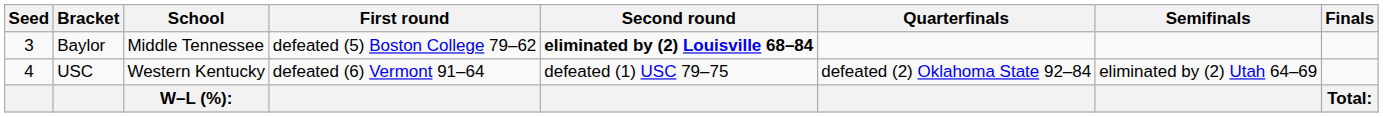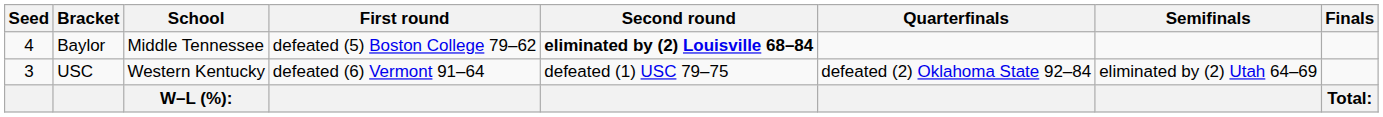(29, 45) 3 -> (29, 45) 4
(29, 72) 4 -> (29, 72) 3
